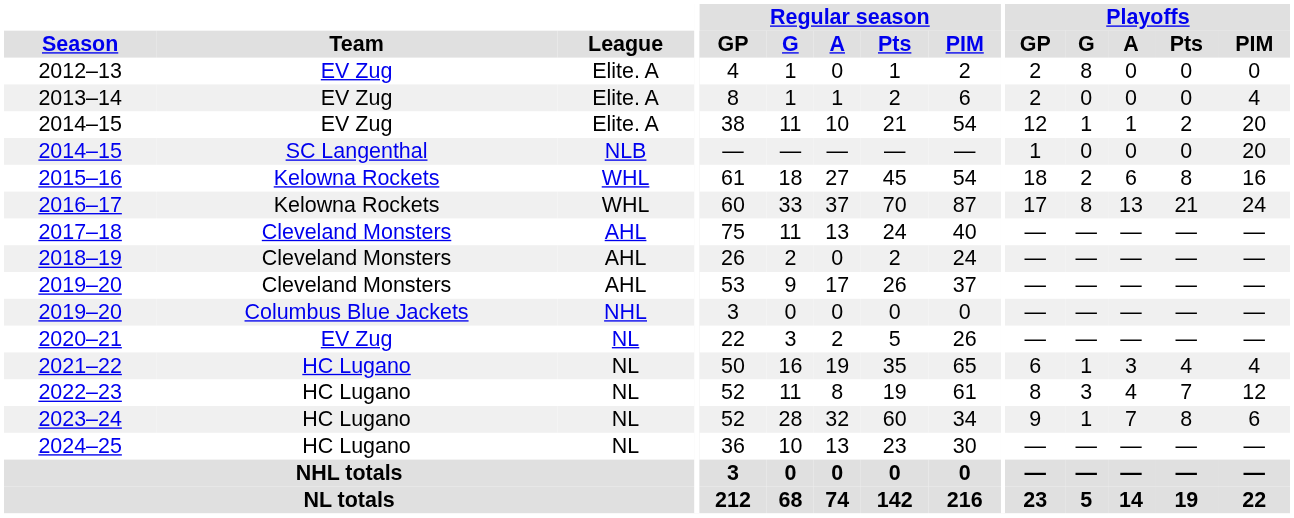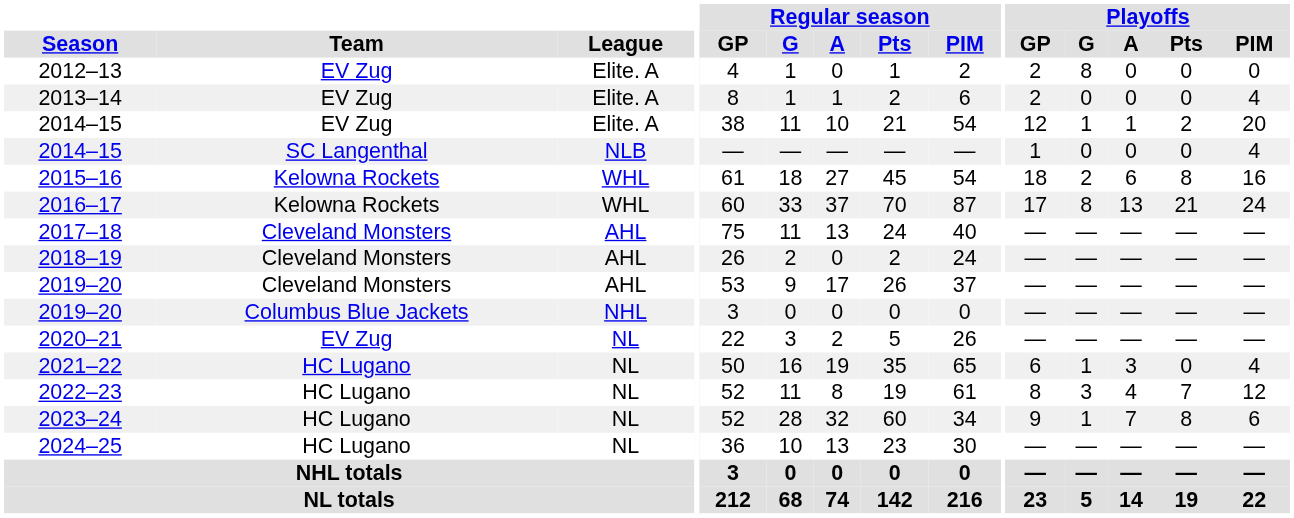(1254, 151) 20 -> (1254, 151) 4
(1186, 365) 4 -> (1186, 365) 0
